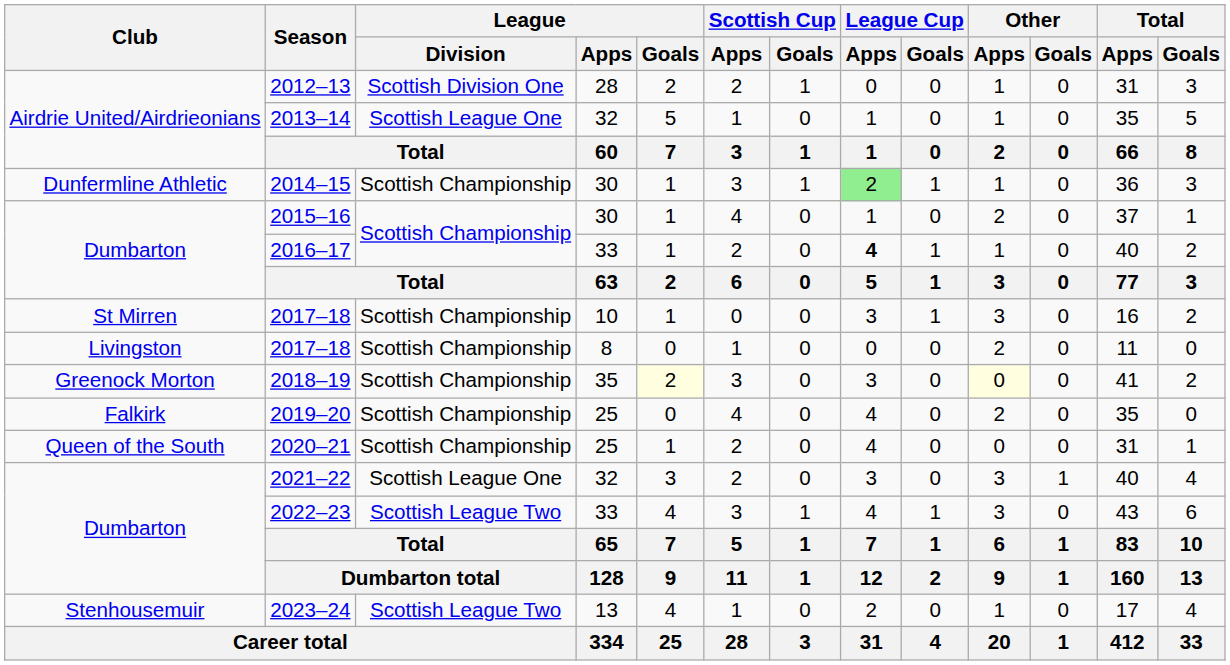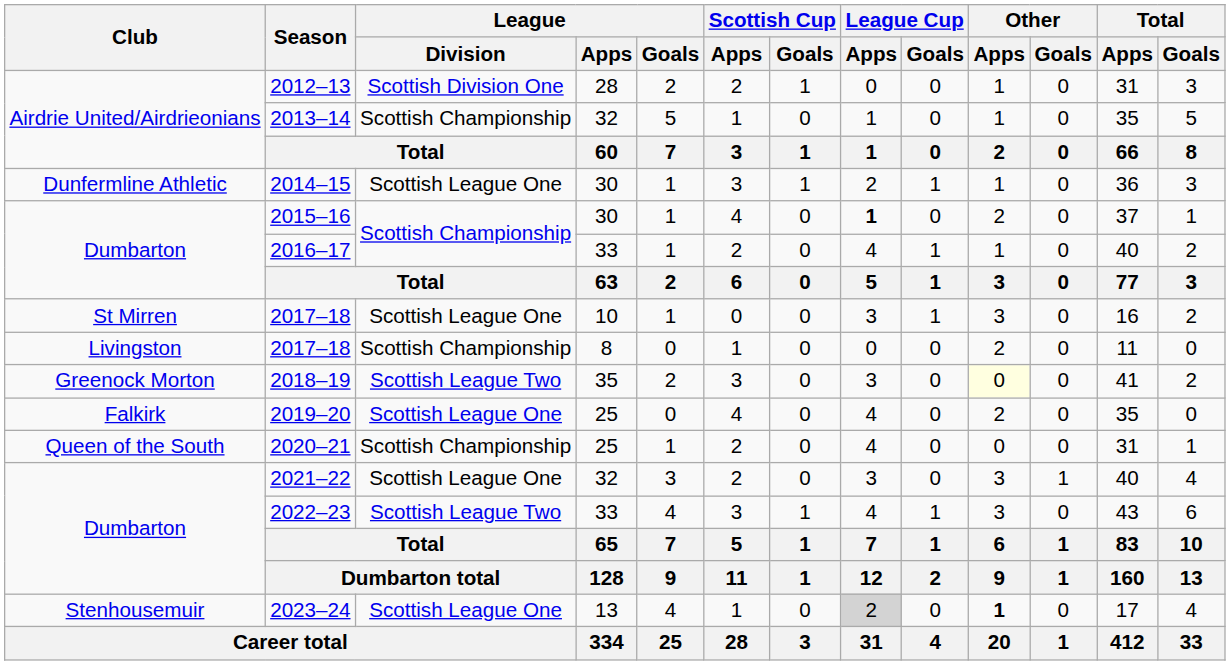(466, 119) Scottish League One -> (466, 119) Scottish Championship
(466, 184) Scottish Championship -> (466, 184) Scottish League One
(871, 184) lightgreen background -> (871, 184) no background
(871, 217) normal -> (871, 217) bold
(871, 250) bold -> (871, 250) normal
(466, 315) Scottish Championship -> (466, 315) Scottish League One
(466, 380) Scottish Championship -> (466, 380) Scottish League Two
(670, 380) lightyellow background -> (670, 380) no background
(466, 413) Scottish Championship -> (466, 413) Scottish League One
(466, 610) Scottish League Two -> (466, 610) Scottish League One
(871, 610) no background -> (871, 610) lightgrey background
(999, 610) normal -> (999, 610) bold
